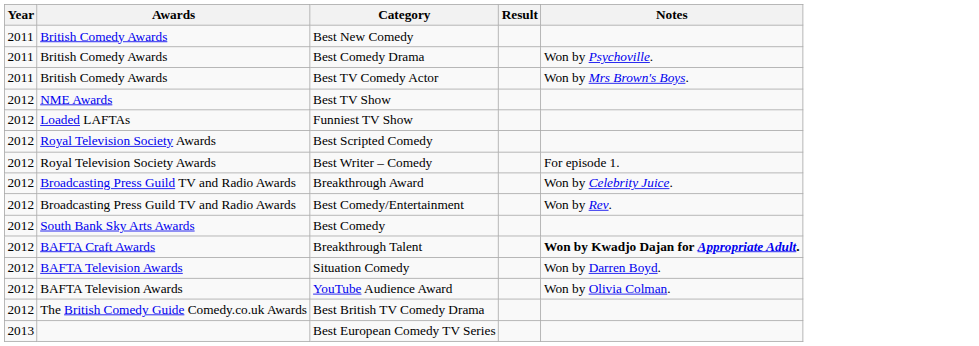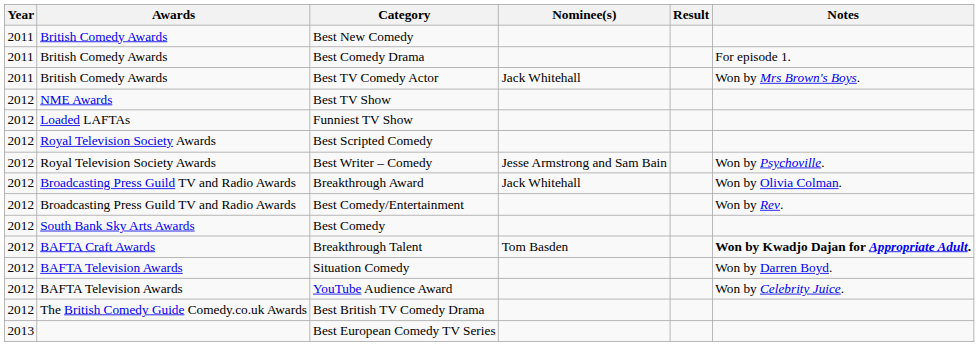+ column: (584, 15)
(599, 57) Won by Psychoville. -> (753, 57) For episode 1.
(582, 162) For episode 1. -> (770, 162) Won by Psychoville.
(608, 183) Won by Celebrity Juice. -> (779, 183) Won by Olivia Colman.
(607, 288) Won by Olivia Colman. -> (780, 288) Won by Celebrity Juice.
